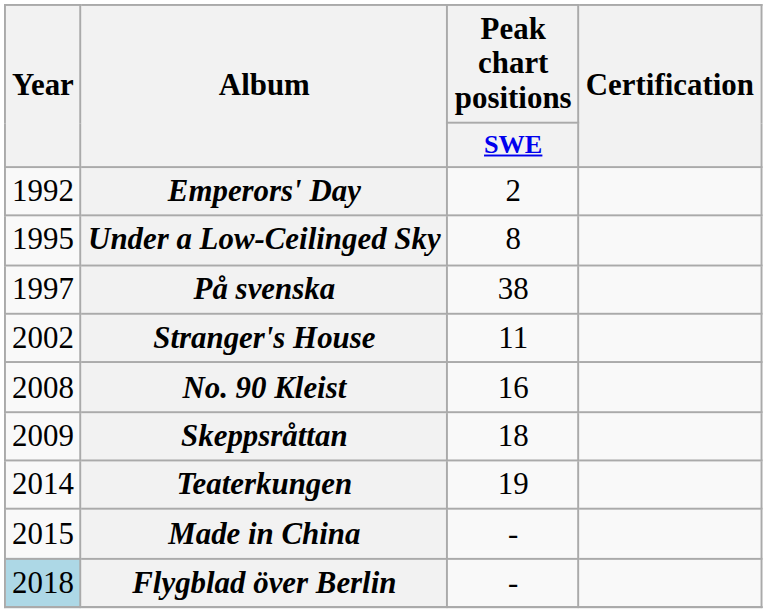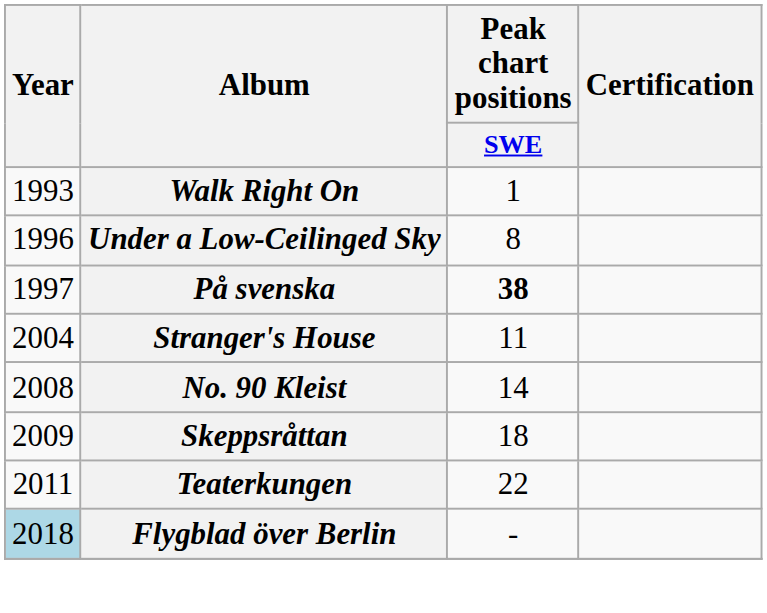- row: (264, 190)
+ row: (264, 190)
(43, 239) 1995 -> (43, 239) 1996
(513, 288) normal -> (513, 288) bold
(43, 337) 2002 -> (43, 337) 2004
(513, 386) 16 -> (513, 386) 14
(43, 484) 2014 -> (43, 484) 2011
(513, 484) 19 -> (513, 484) 22
- row: (264, 533)
